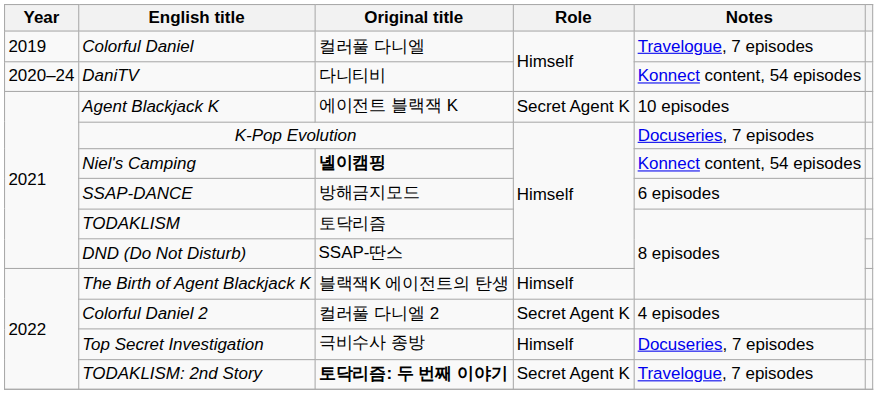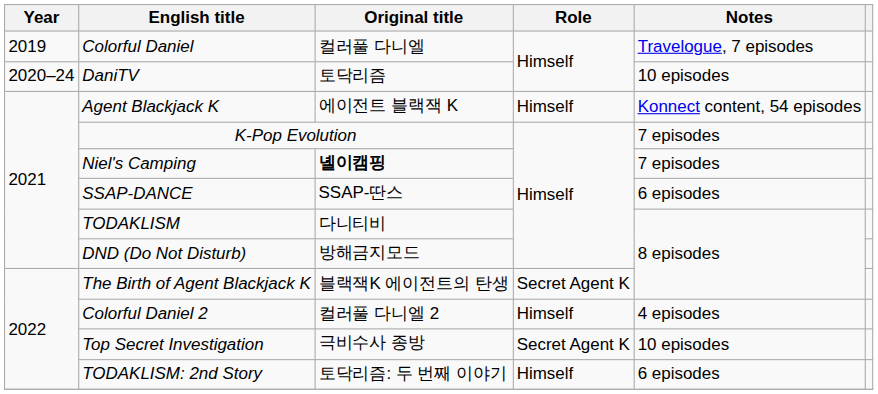(352, 75) 다니티비 -> (352, 75) 토닥리즘
(749, 76) Konnect content, 54 episodes -> (683, 76) 10 episodes
(573, 106) Secret Agent K -> (545, 106) Himself
(683, 106) 10 episodes -> (749, 106) Konnect content, 54 episodes
(726, 135) Docuseries, 7 episodes -> (679, 135) 7 episodes
(749, 163) Konnect content, 54 episodes -> (679, 163) 7 episodes
(369, 193) 방해금지모드 -> (361, 193) SSAP-딴스
(352, 223) 토닥리즘 -> (352, 223) 다니티비
(361, 253) SSAP-딴스 -> (369, 253) 방해금지모드
(545, 283) Himself -> (573, 283) Secret Agent K
(573, 313) Secret Agent K -> (545, 313) Himself
(545, 344) Himself -> (573, 344) Secret Agent K
(726, 344) Docuseries, 7 episodes -> (683, 344) 10 episodes
(413, 373) bold -> (413, 373) normal
(573, 374) Secret Agent K -> (545, 374) Himself
(726, 374) Travelogue, 7 episodes -> (679, 374) 6 episodes
